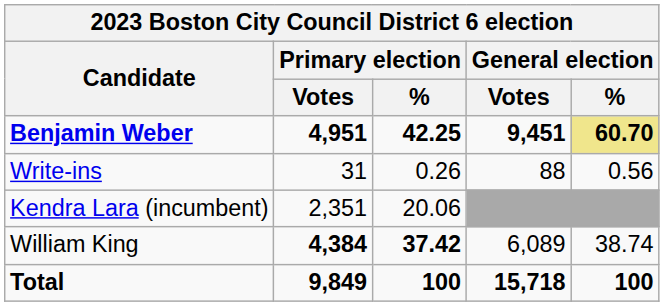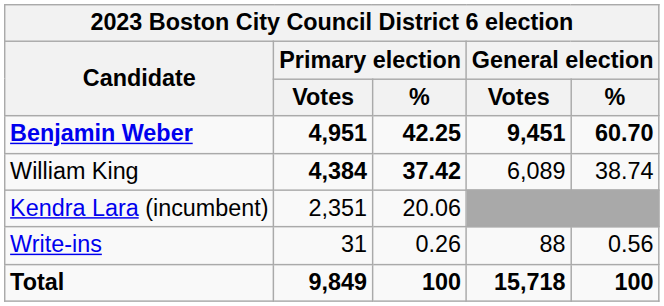(624, 134) khaki background -> (624, 134) no background
rows swapped: (74, 245) <-> (56, 171)
